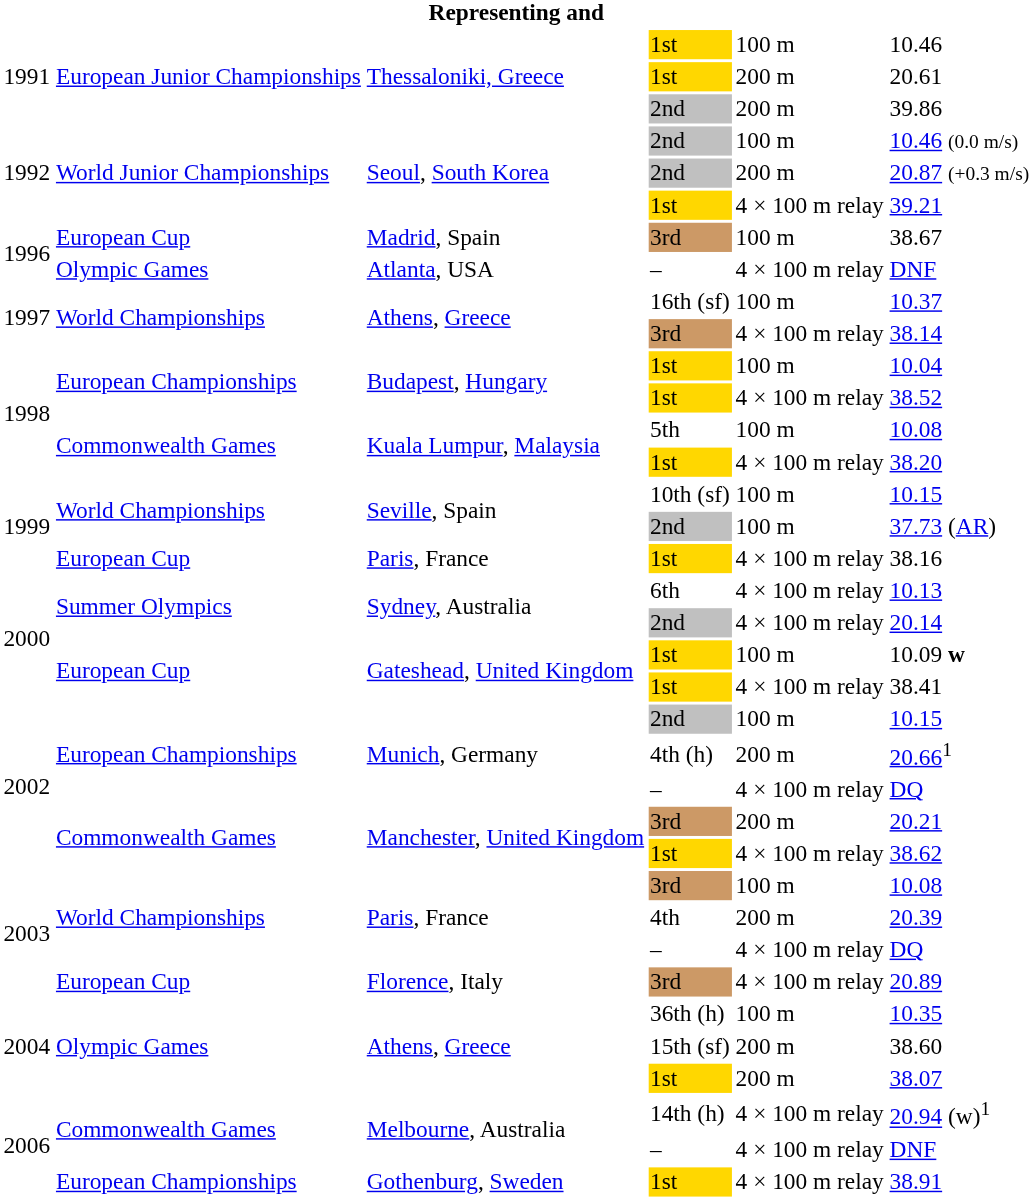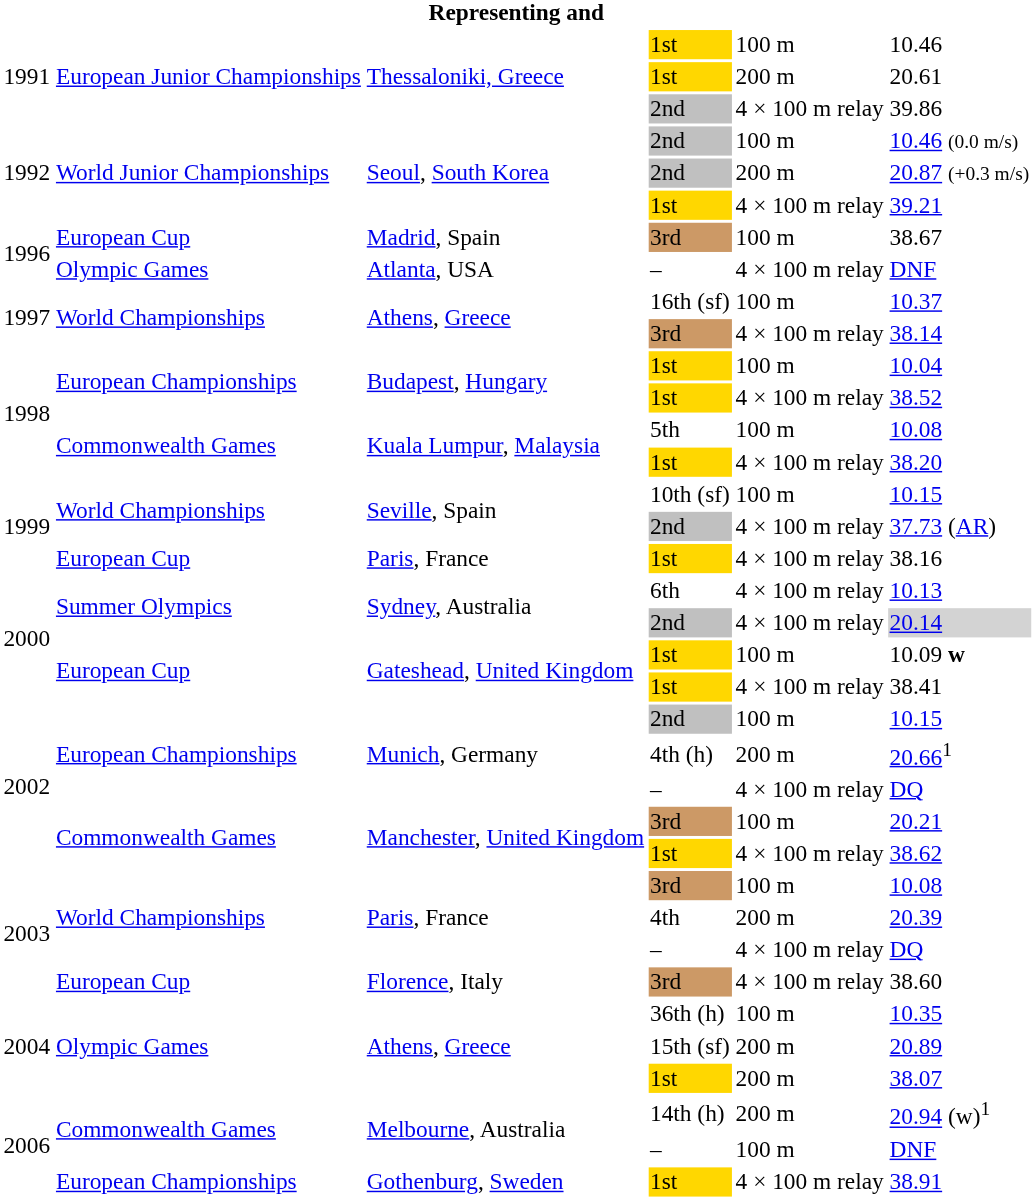(765, 108) 200 m -> (810, 108) 4 × 100 m relay
(765, 526) 100 m -> (810, 526) 4 × 100 m relay
(916, 622) no background -> (916, 622) lightgrey background
(765, 821) 200 m -> (765, 821) 100 m
(916, 982) 20.89 -> (916, 982) 38.60
(916, 1046) 38.60 -> (916, 1046) 20.89
(810, 1113) 4 × 100 m relay -> (765, 1113) 200 m
(810, 1149) 4 × 100 m relay -> (765, 1149) 100 m
